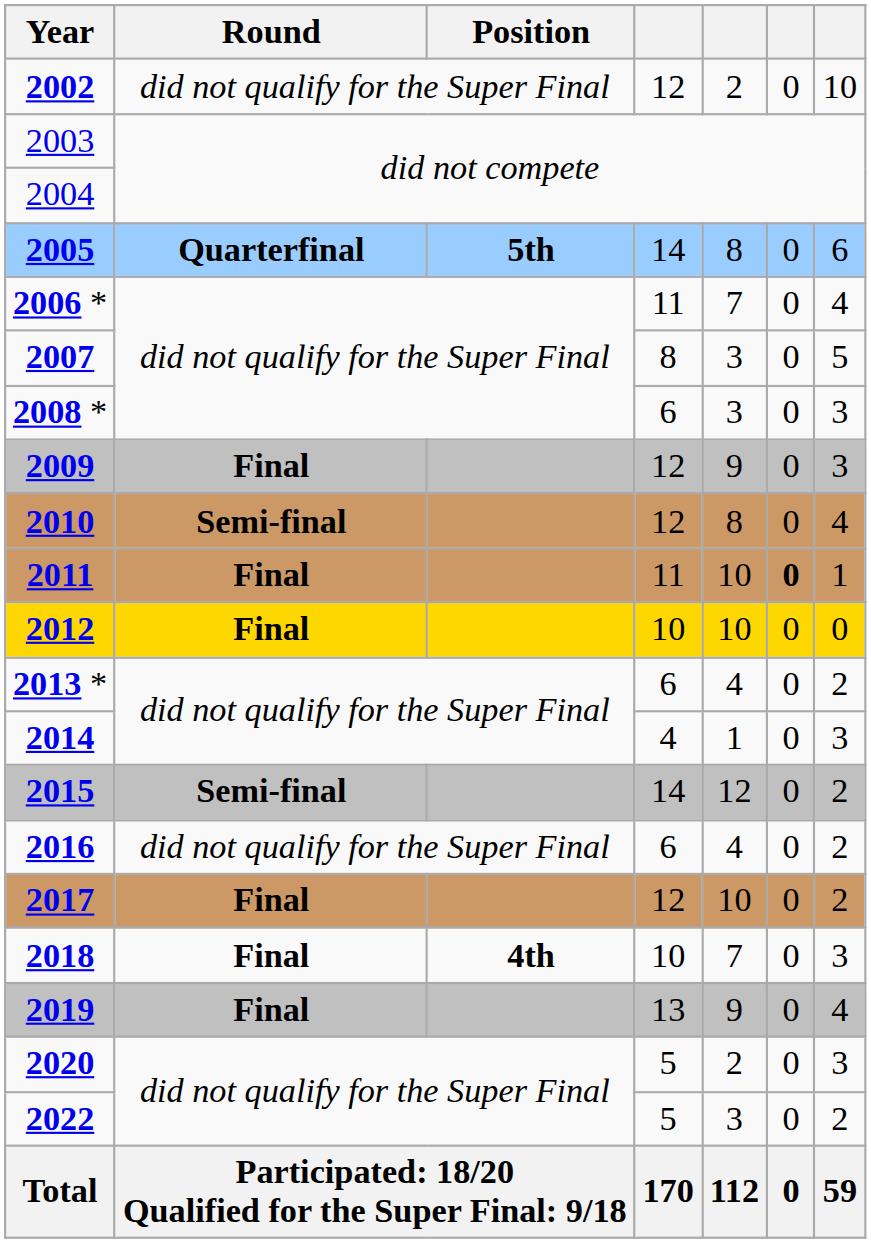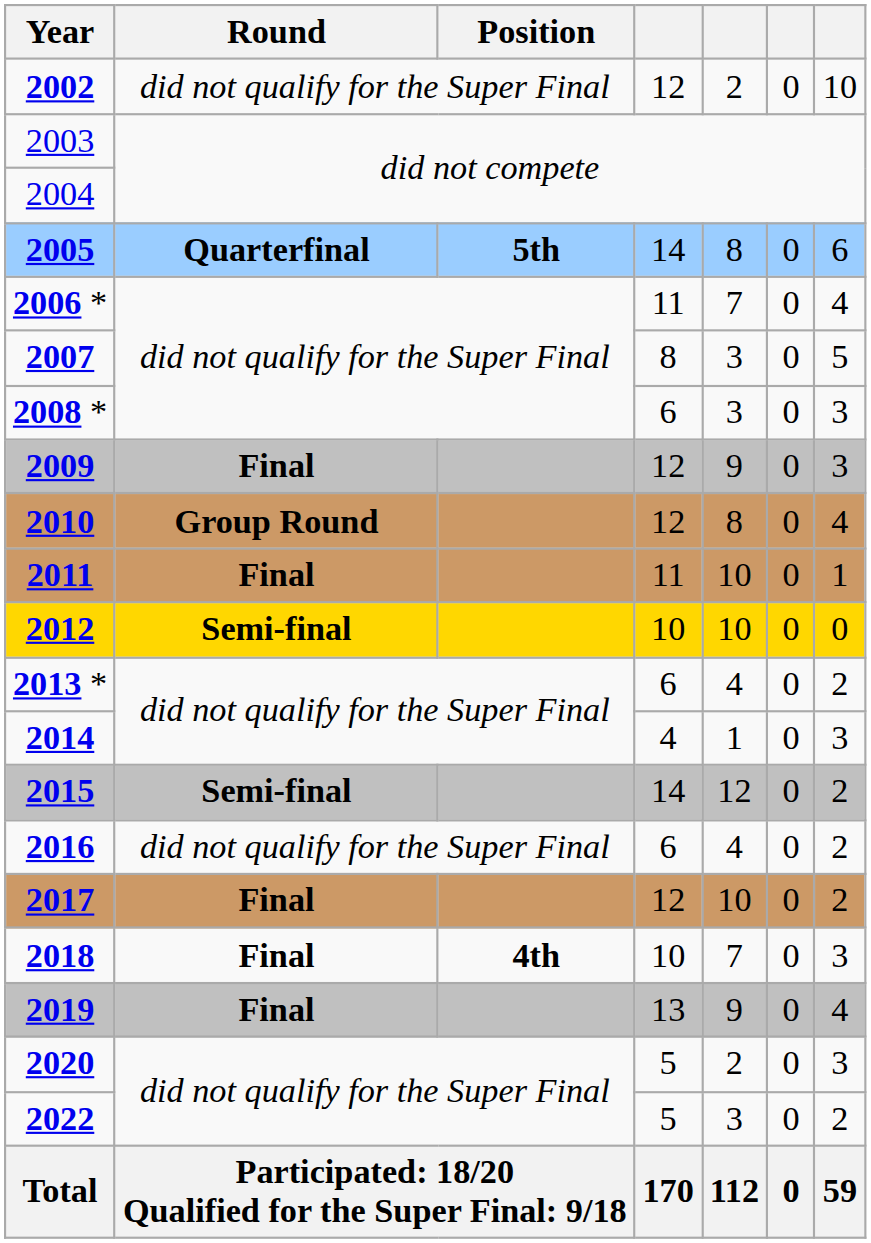(271, 520) Semi-final -> (276, 520) Group Round
(791, 574) bold -> (791, 574) normal
(271, 628) Final -> (276, 628) Semi-final
